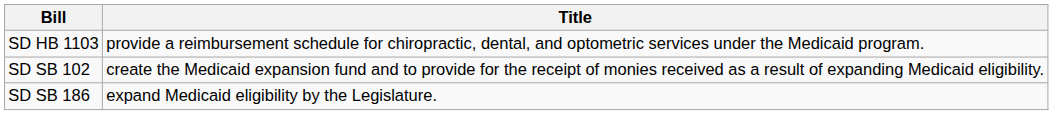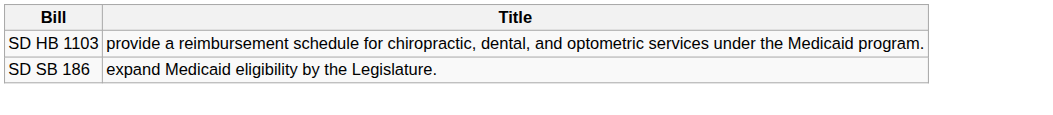- row: (49, 69)
